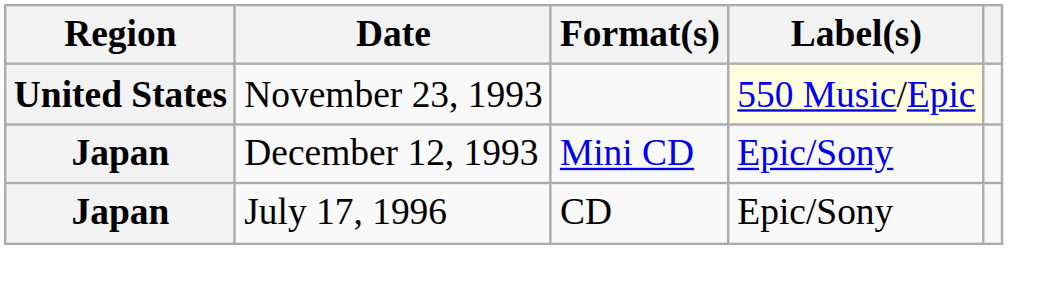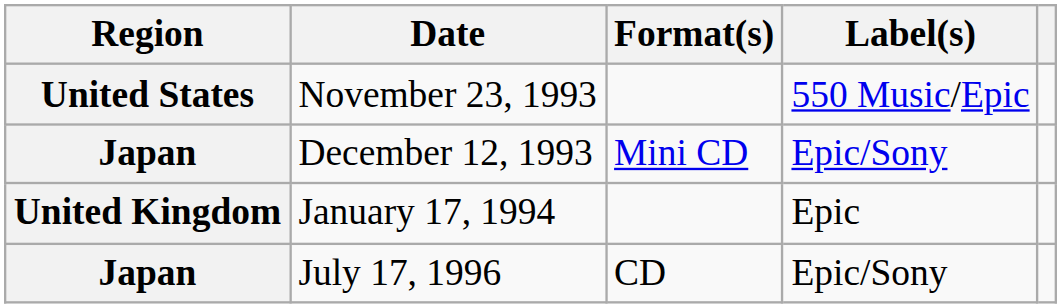(856, 93) lightyellow background -> (911, 93) no background
+ row: (427, 212)
